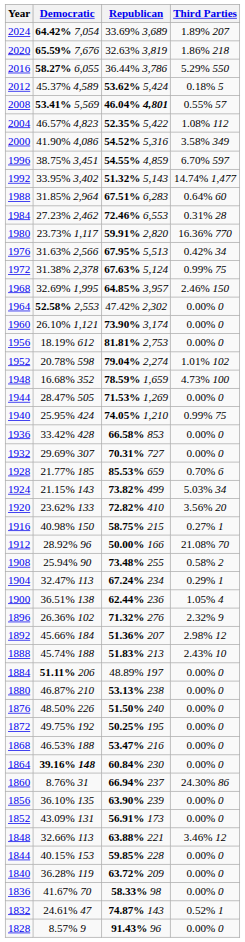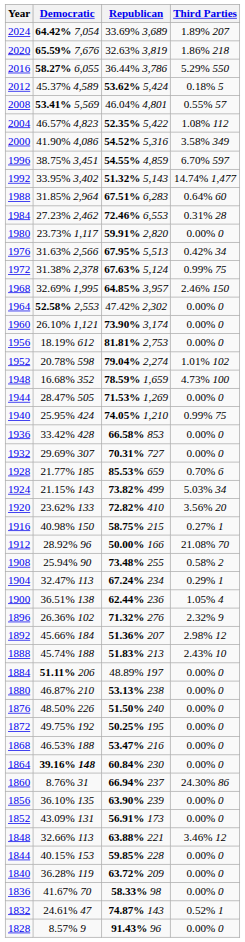(136, 105) bold -> (136, 105) normal
(205, 233) 16.36% 770 -> (205, 233) 0.00% 0
